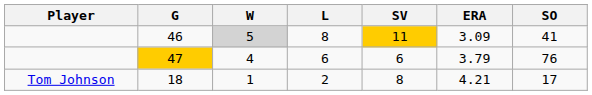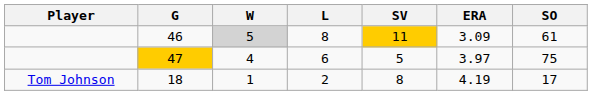(550, 37) 41 -> (550, 37) 61
(400, 58) 6 -> (400, 58) 5
(475, 58) 3.79 -> (475, 58) 3.97
(550, 58) 76 -> (550, 58) 75
(475, 79) 4.21 -> (475, 79) 4.19
